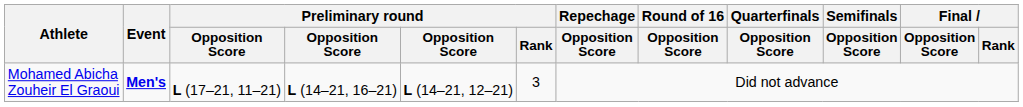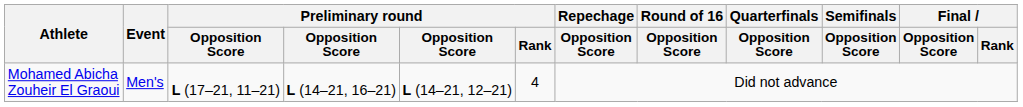(146, 83) bold -> (145, 83) normal
(536, 83) 3 -> (535, 83) 4
